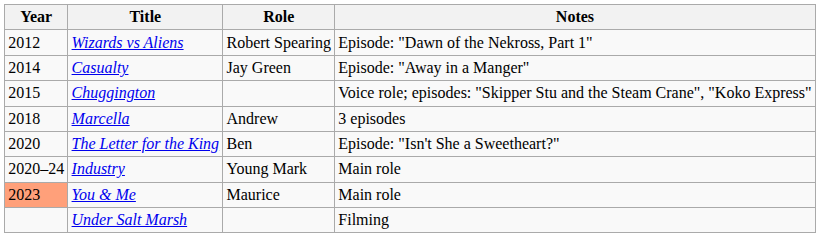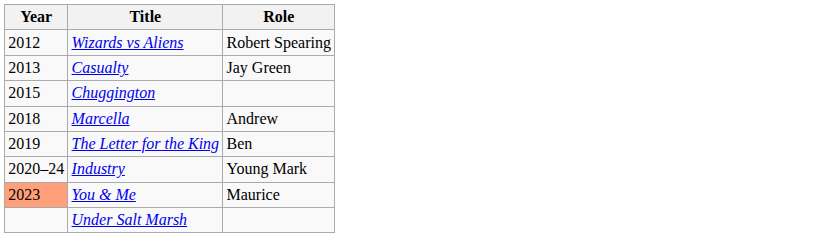- column: (575, 17)
(24, 67) 2014 -> (24, 67) 2013
(24, 144) 2020 -> (24, 144) 2019
